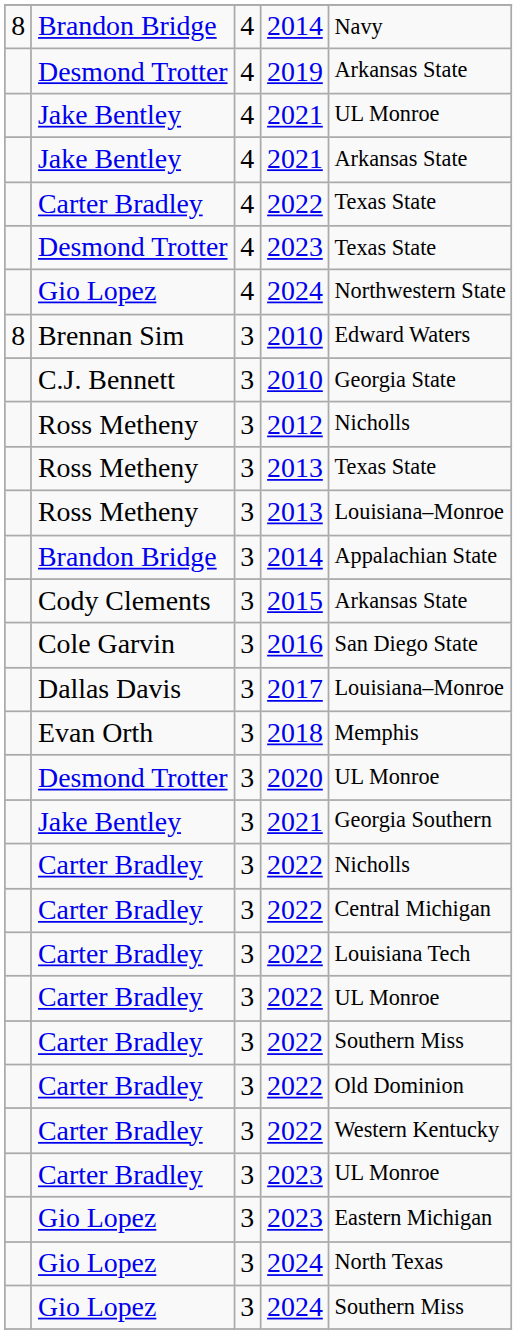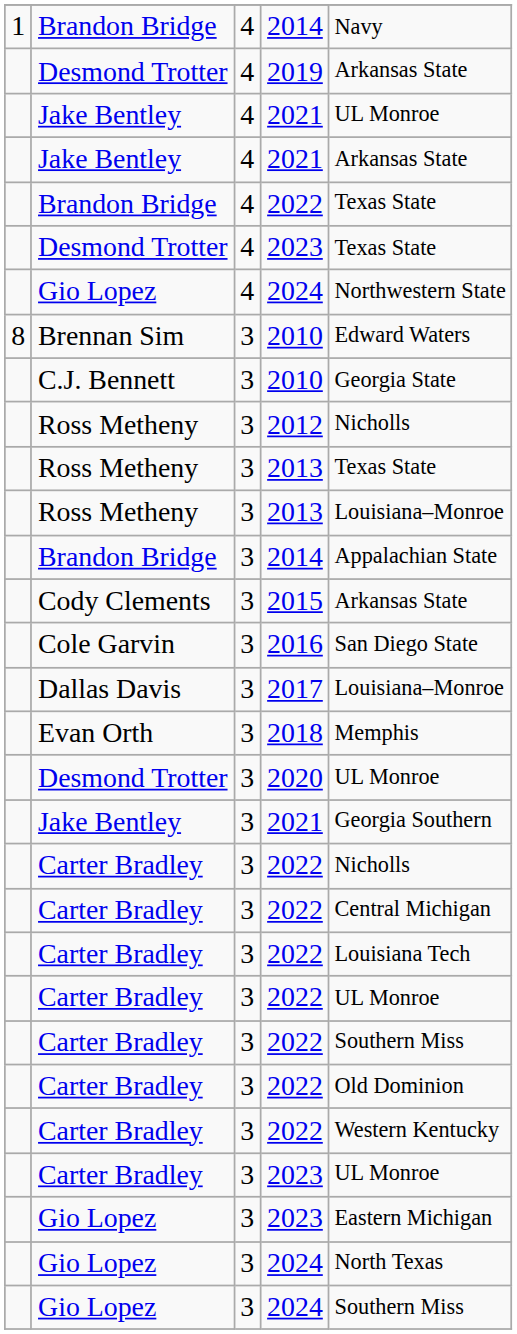(18, 26) 8 -> (18, 26) 1
(120, 203) Carter Bradley -> (127, 203) Brandon Bridge
